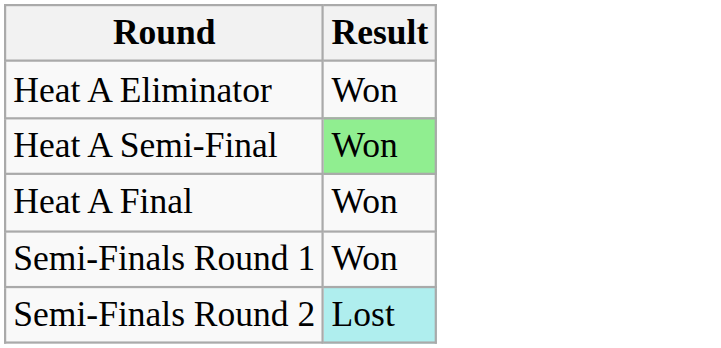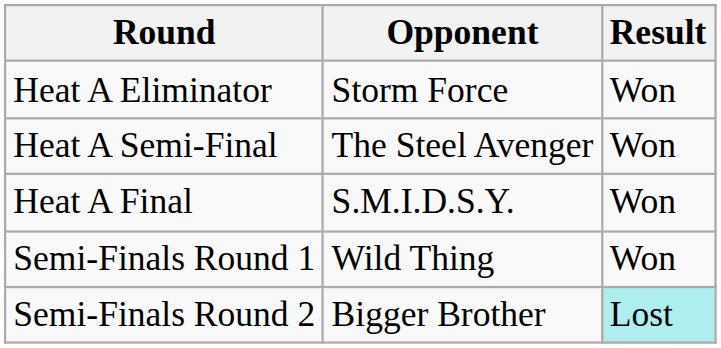+ column: (462, 32)
(365, 145) lightgreen background -> (643, 145) no background
